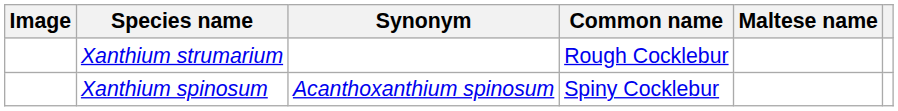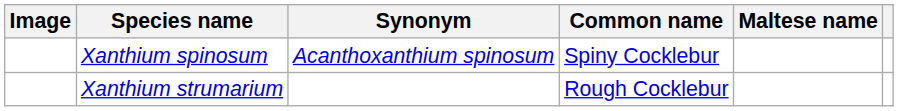rows swapped: (174, 88) <-> (182, 55)
